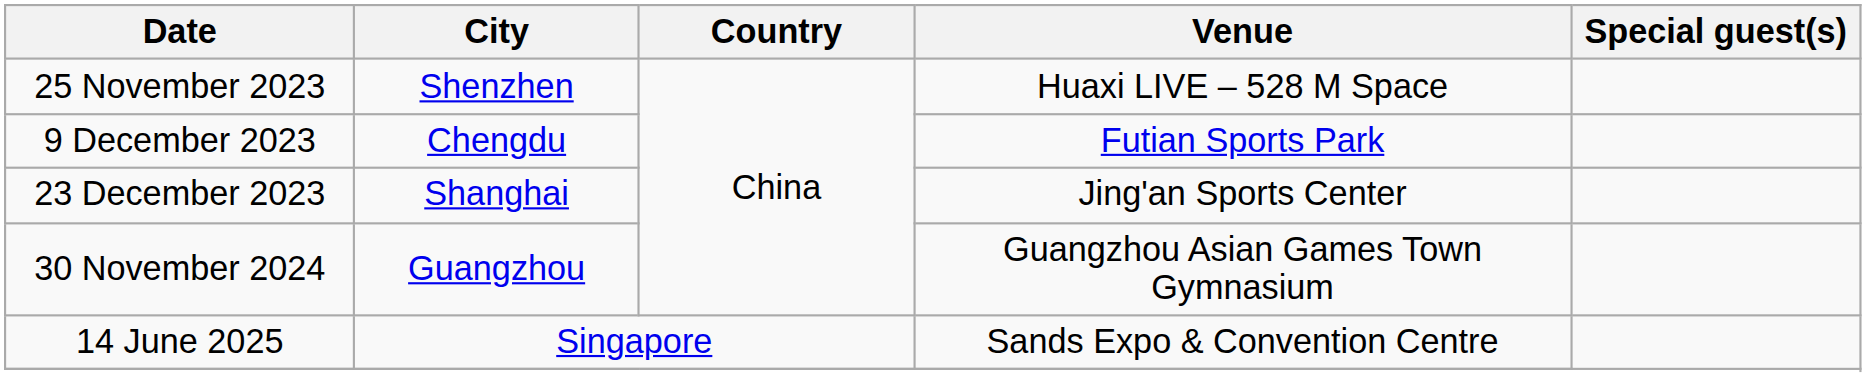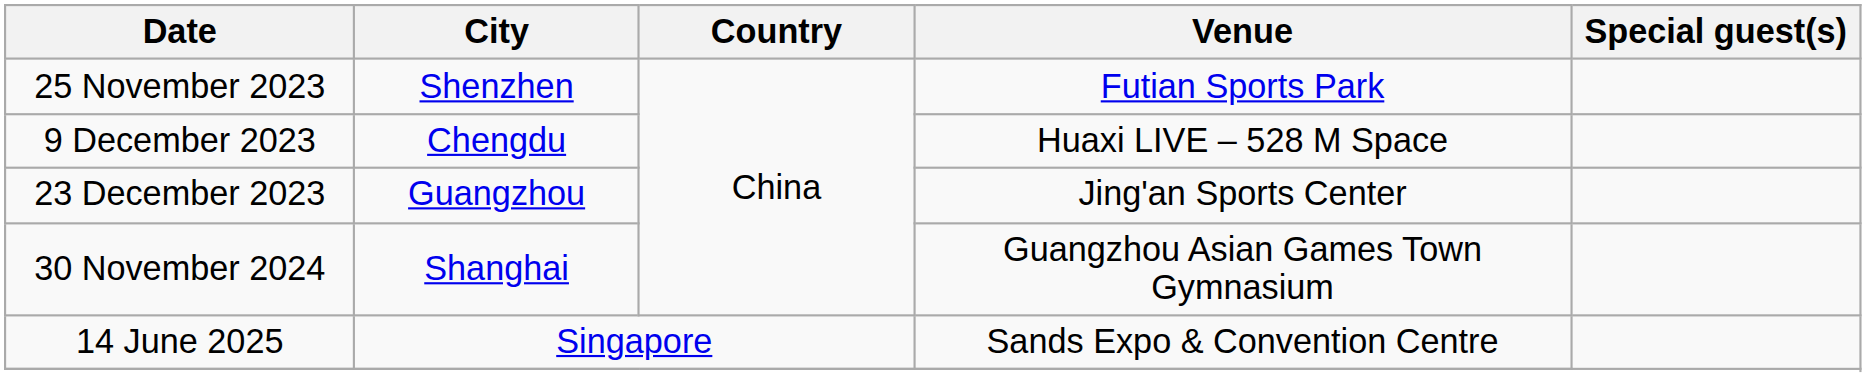(1243, 85) Huaxi LIVE – 528 M Space -> (1243, 85) Futian Sports Park
(1243, 140) Futian Sports Park -> (1243, 140) Huaxi LIVE – 528 M Space
(497, 194) Shanghai -> (497, 194) Guangzhou
(497, 268) Guangzhou -> (497, 268) Shanghai
